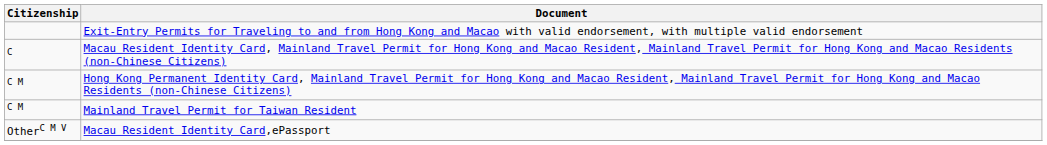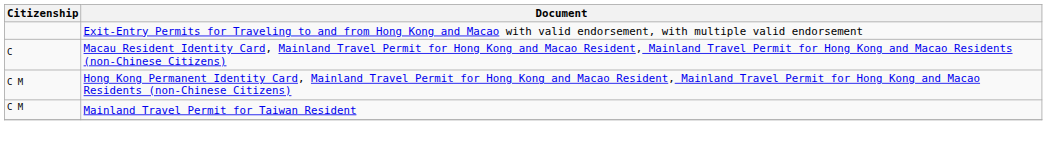- row: (207, 130)
